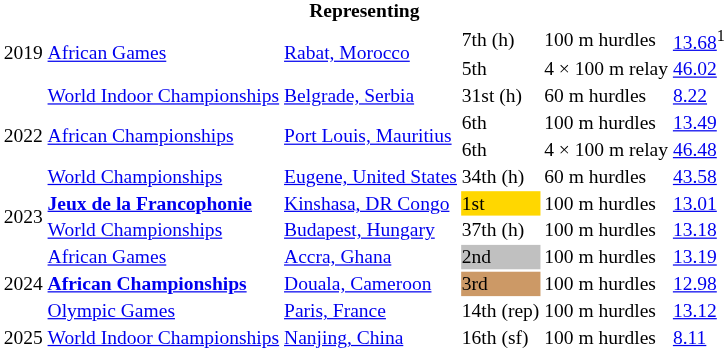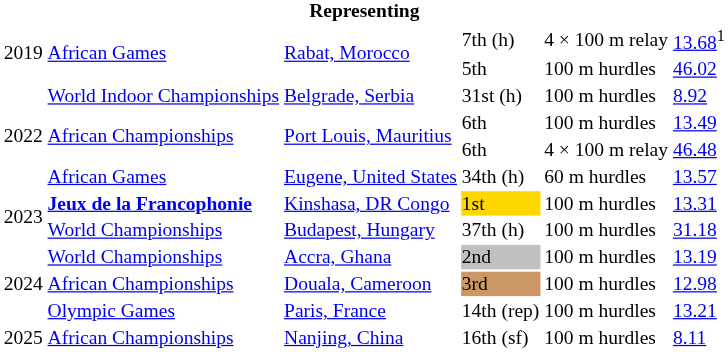(600, 40) 100 m hurdles -> (606, 40) 4 × 100 m relay
(606, 69) 4 × 100 m relay -> (600, 69) 100 m hurdles
(595, 96) 60 m hurdles -> (600, 96) 100 m hurdles
(690, 96) 8.22 -> (690, 96) 8.92
(135, 176) World Championships -> (107, 176) African Games
(695, 176) 43.58 -> (695, 176) 13.57
(695, 203) 13.01 -> (695, 203) 13.31
(695, 230) 13.18 -> (695, 230) 31.18
(107, 257) African Games -> (135, 257) World Championships
(147, 284) bold -> (141, 284) normal
(695, 311) 13.12 -> (695, 311) 13.21
(163, 337) World Indoor Championships -> (141, 337) African Championships
